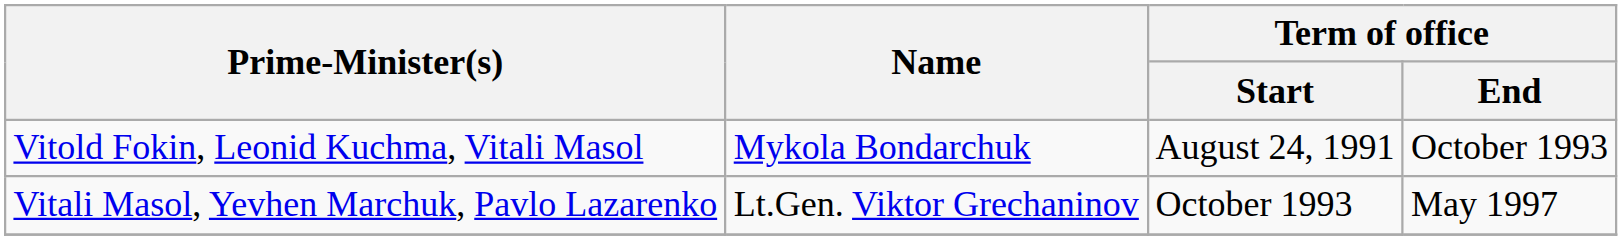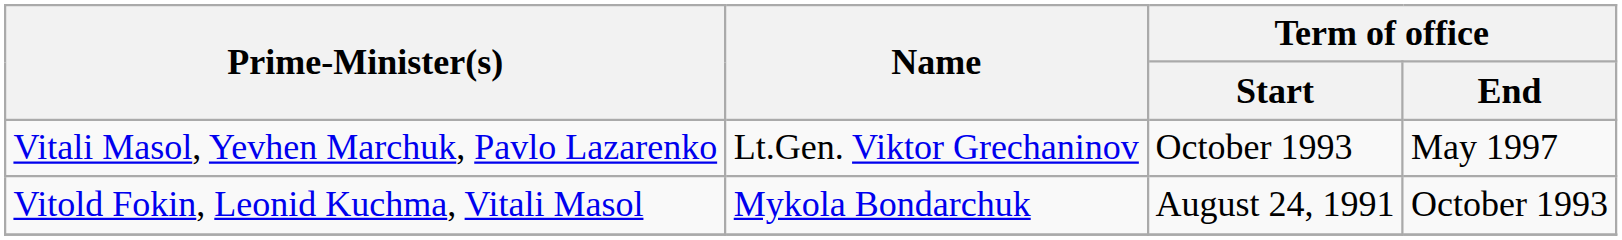rows swapped: (328, 147) <-> (365, 204)
